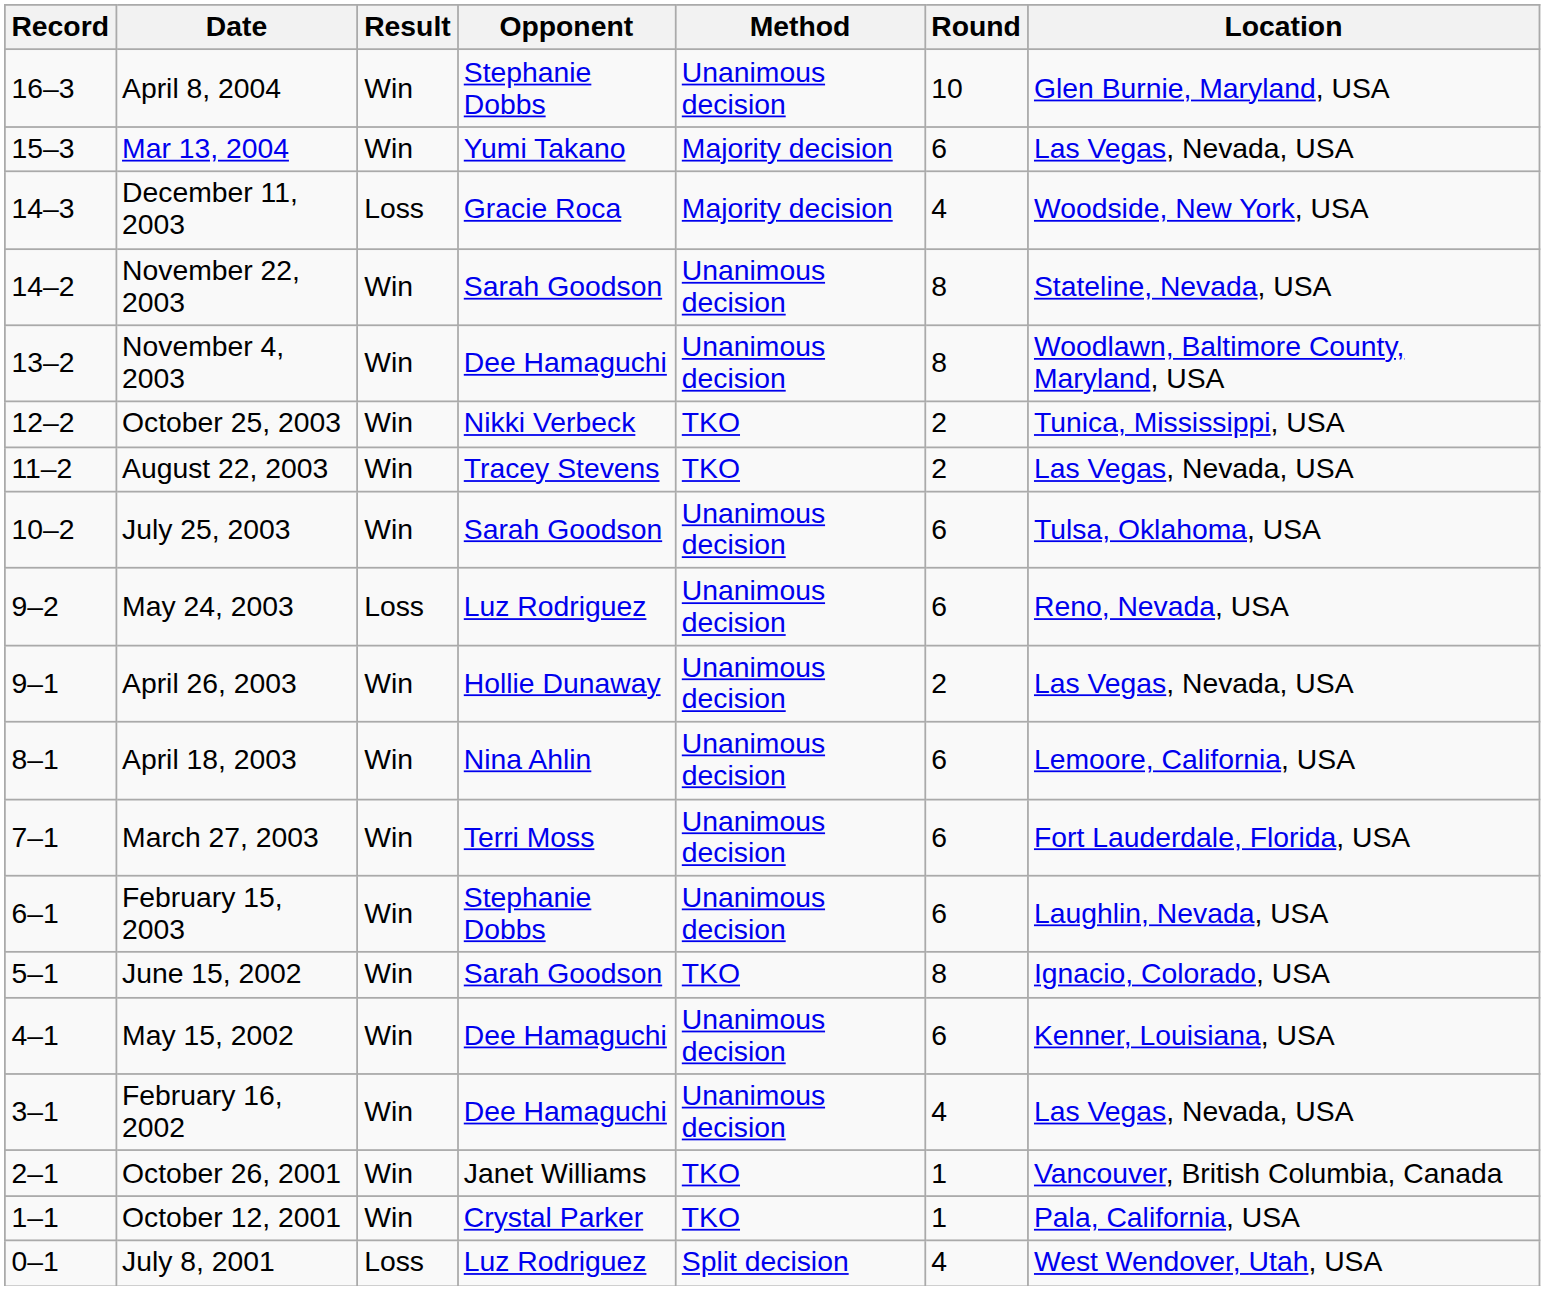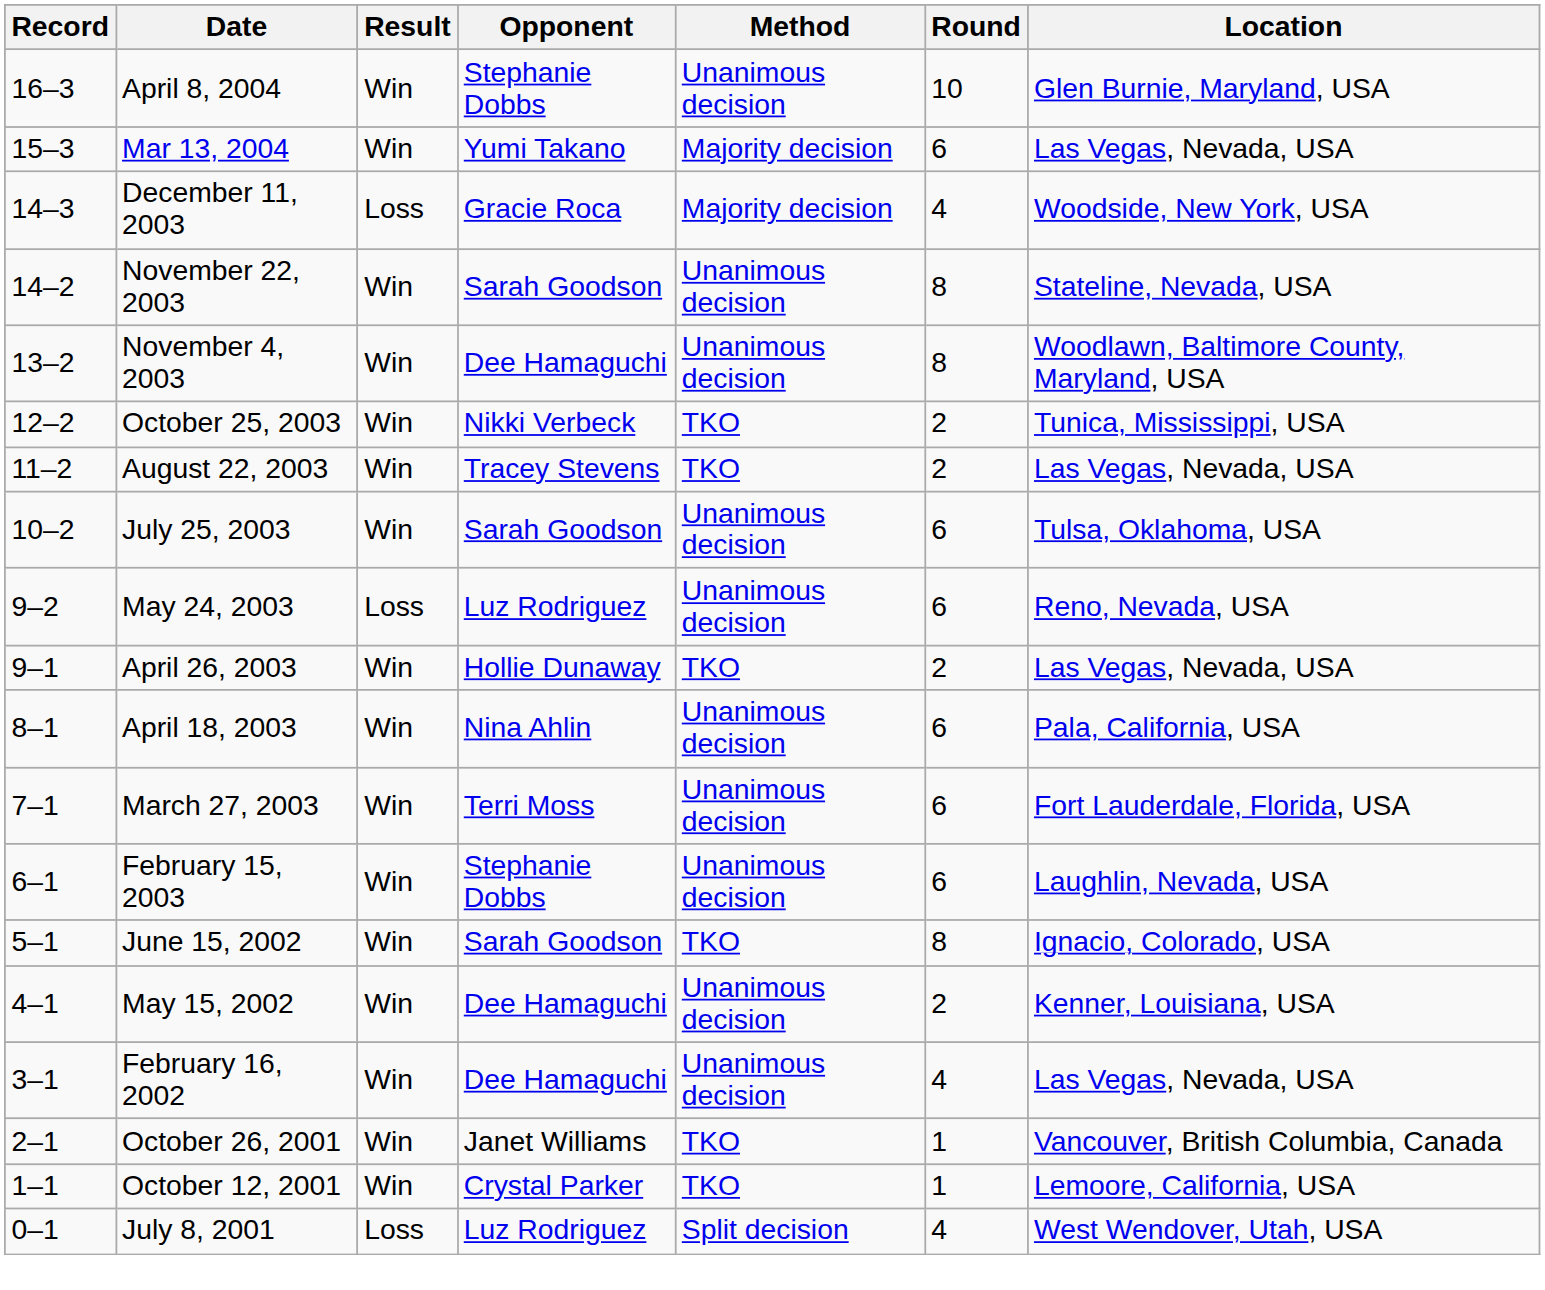(753, 683) Unanimous decision -> (711, 667) TKO
(1195, 759) Lemoore, California, USA -> (1167, 728) Pala, California, USA
(939, 1035) 6 -> (939, 1003) 2
(1167, 1217) Pala, California, USA -> (1195, 1185) Lemoore, California, USA
